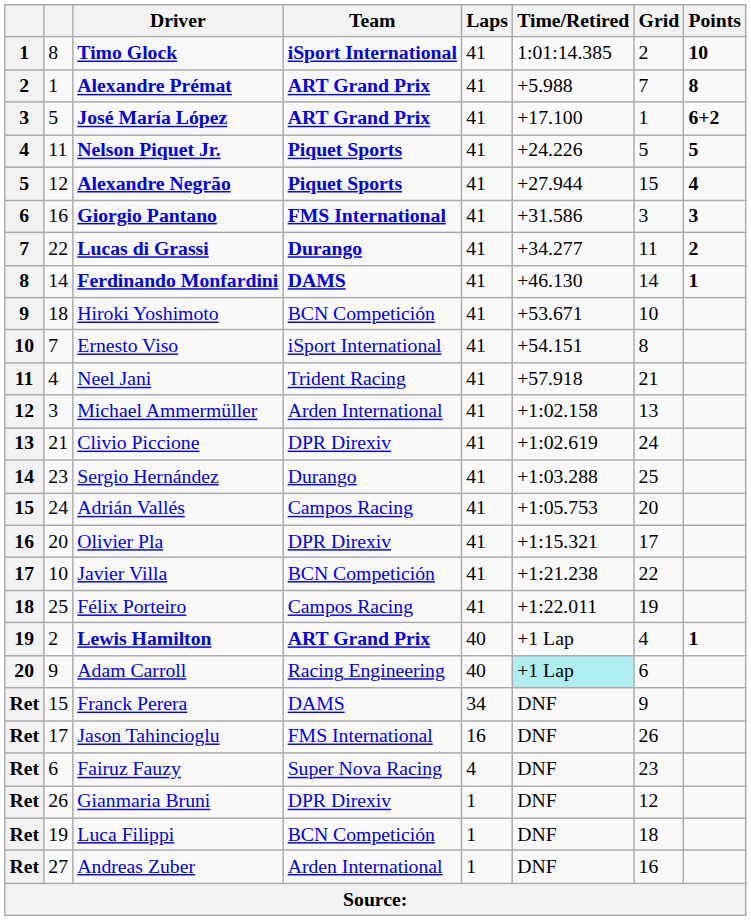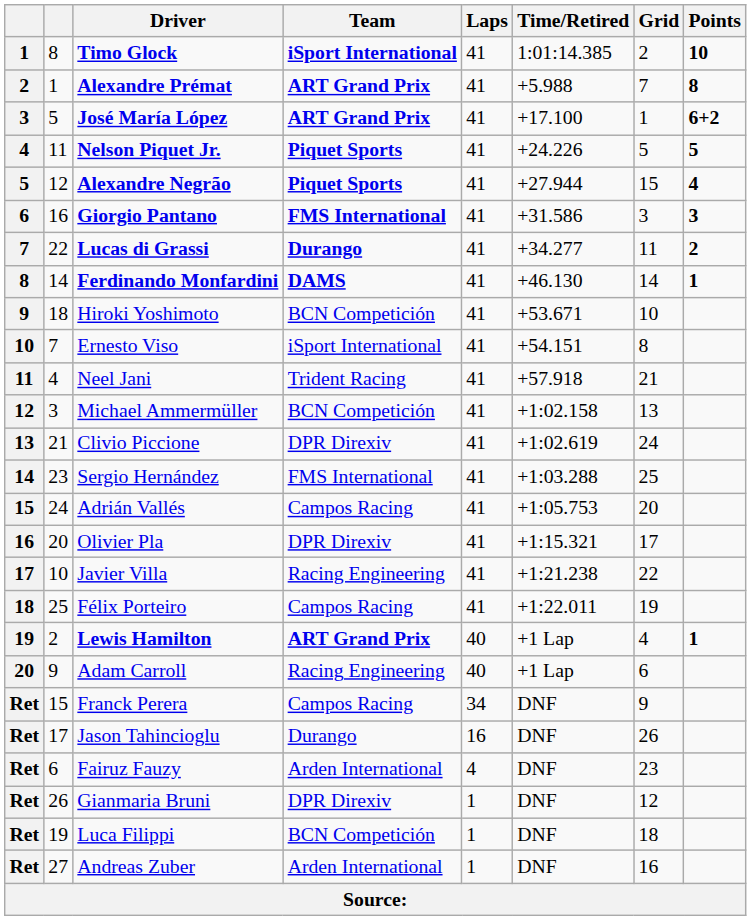(365, 410) Arden International -> (361, 410) BCN Competición
(322, 475) Durango -> (360, 475) FMS International
(361, 573) BCN Competición -> (366, 573) Racing Engineering
(545, 671) paleturquoise background -> (545, 671) no background
(316, 703) DAMS -> (350, 703) Campos Racing
(360, 736) FMS International -> (322, 736) Durango
(365, 768) Super Nova Racing -> (365, 768) Arden International
